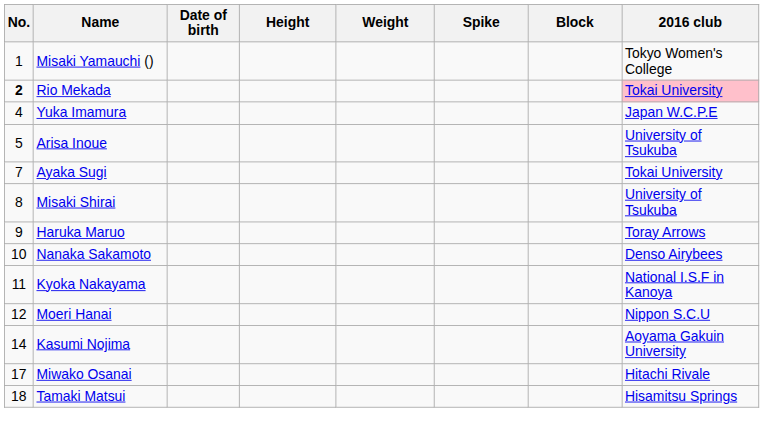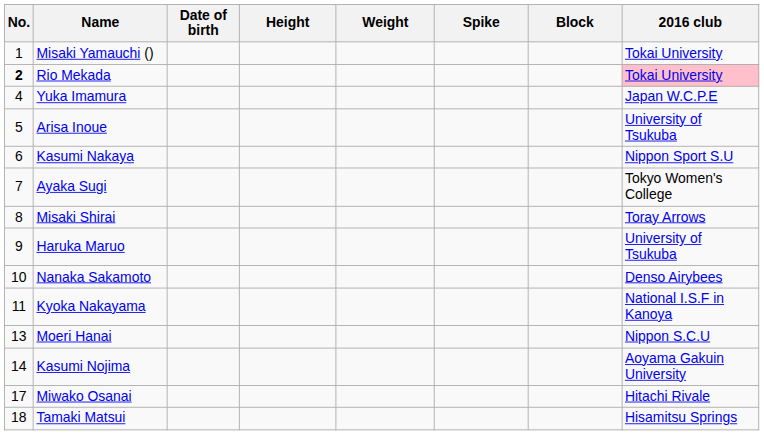(674, 61) Tokyo Women's College -> (674, 53) Tokai University
+ row: (85, 157)
(674, 172) Tokai University -> (674, 187) Tokyo Women's College
(663, 202) University of Tsukuba -> (665, 217) Toray Arrows
(665, 232) Toray Arrows -> (663, 246) University of Tsukuba
(19, 314) 12 -> (19, 336) 13
